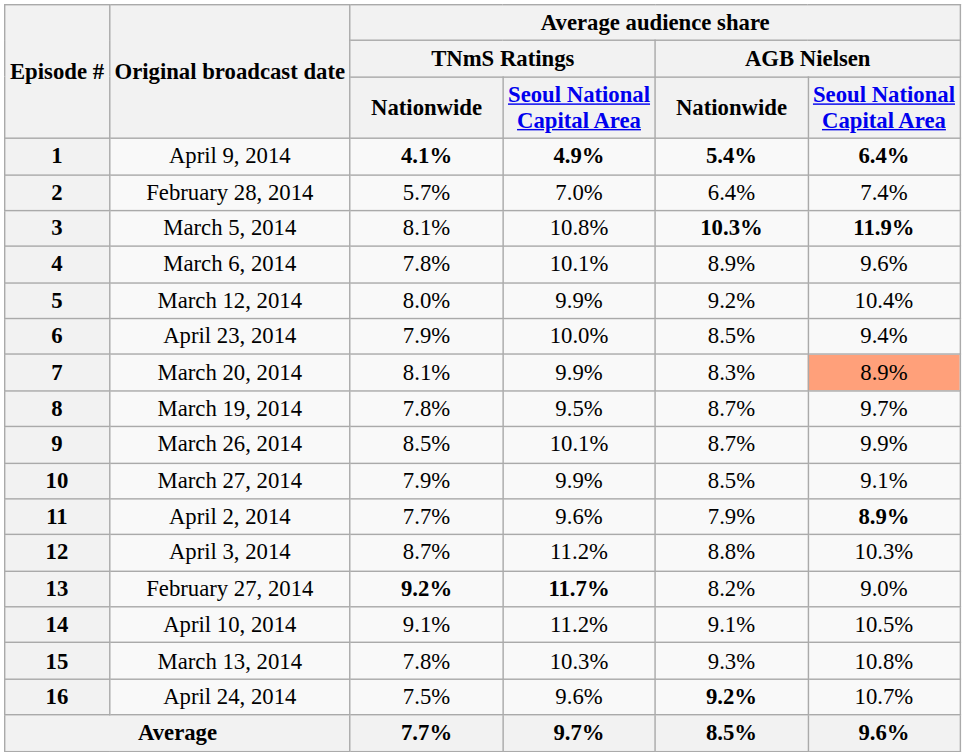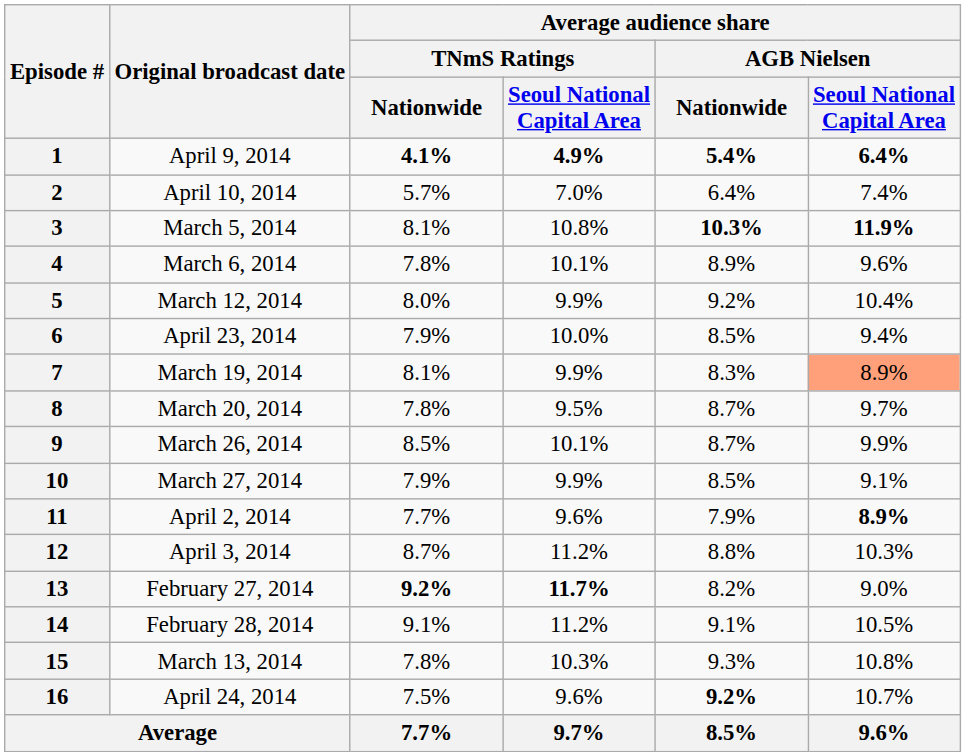(230, 192) February 28, 2014 -> (230, 192) April 10, 2014
(230, 372) March 20, 2014 -> (230, 372) March 19, 2014
(230, 408) March 19, 2014 -> (230, 408) March 20, 2014
(230, 624) April 10, 2014 -> (230, 624) February 28, 2014
